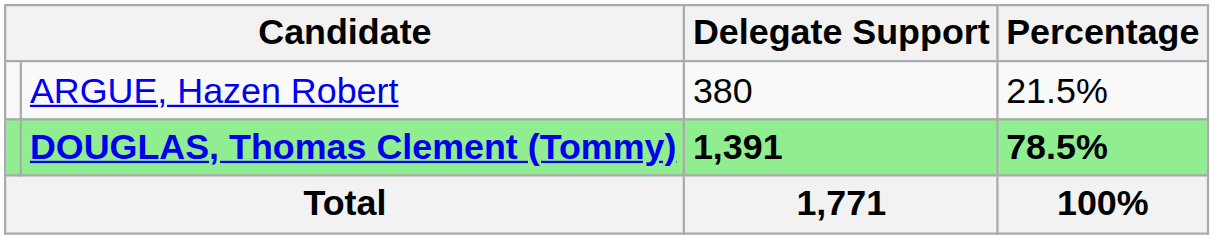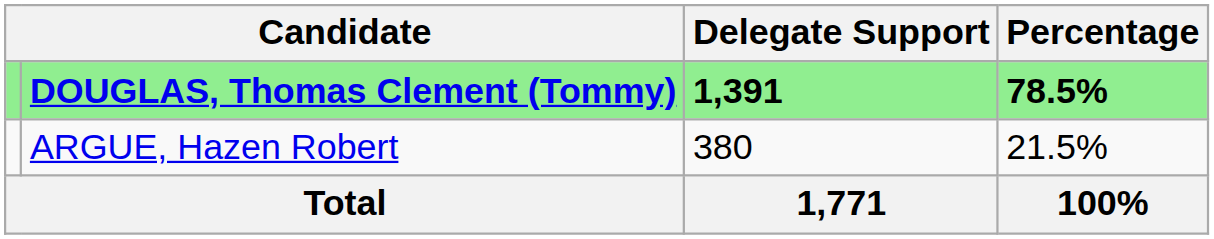rows swapped: (353, 146) <-> (214, 89)
